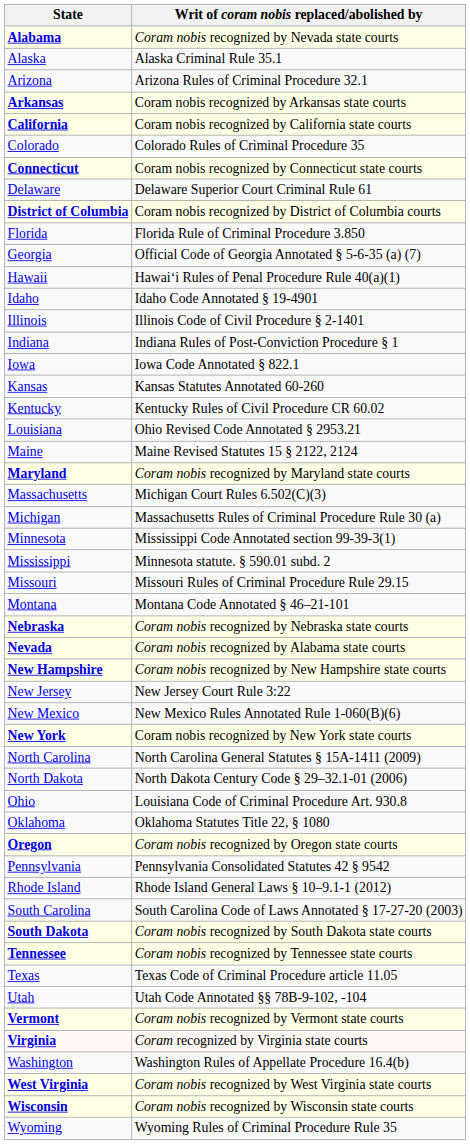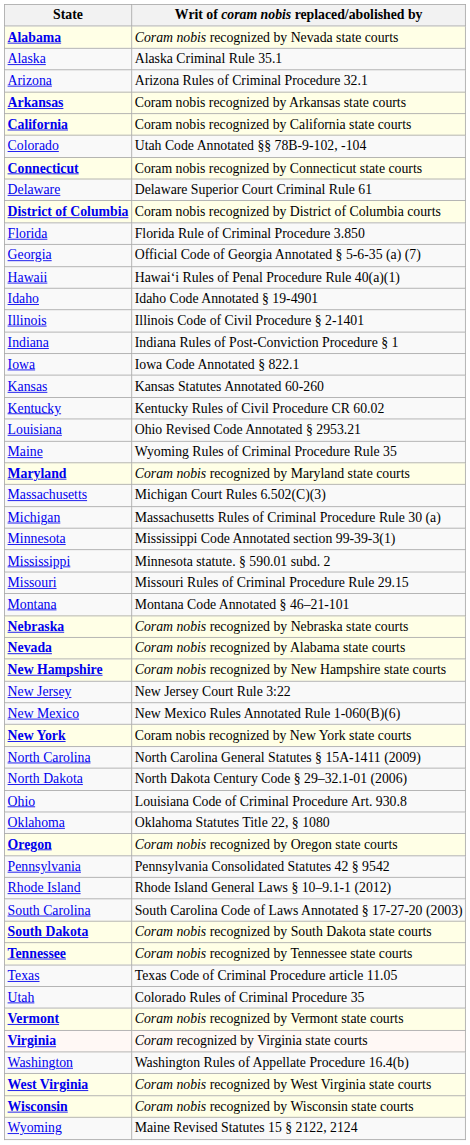(250, 146) Colorado Rules of Criminal Procedure 35 -> (251, 146) Utah Code Annotated §§ 78B-9-102, -104
(246, 451) Maine Revised Statutes 15 § 2122, 2124 -> (266, 451) Wyoming Rules of Criminal Procedure Rule 35
(251, 997) Utah Code Annotated §§ 78B-9-102, -104 -> (250, 997) Colorado Rules of Criminal Procedure 35
(266, 1128) Wyoming Rules of Criminal Procedure Rule 35 -> (246, 1128) Maine Revised Statutes 15 § 2122, 2124
